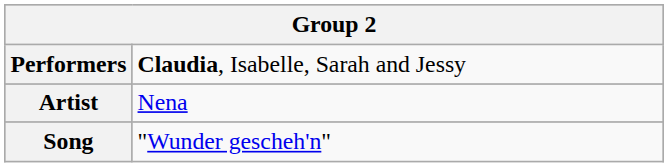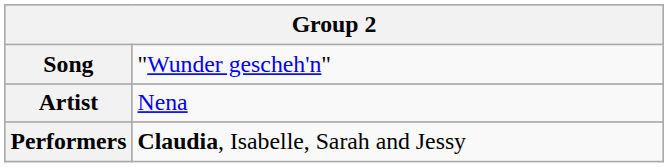rows swapped: (68, 142) <-> (68, 63)
